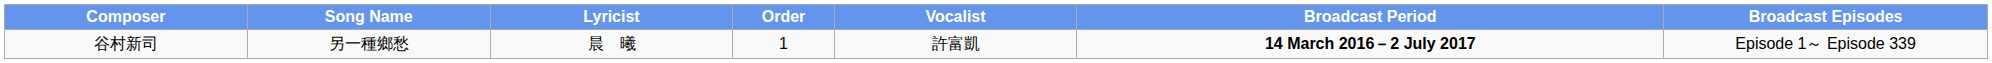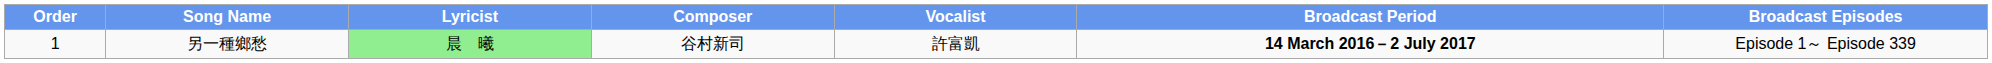columns swapped: (784, 17) <-> (126, 17)
(612, 43) no background -> (470, 43) lightgreen background
